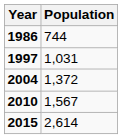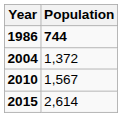(55, 36) normal -> (55, 36) bold
- row: (23, 58)
